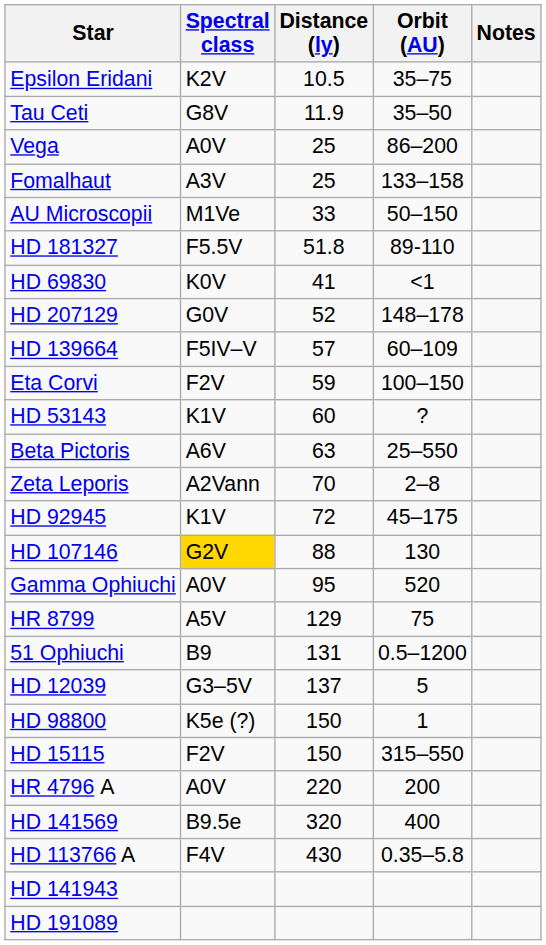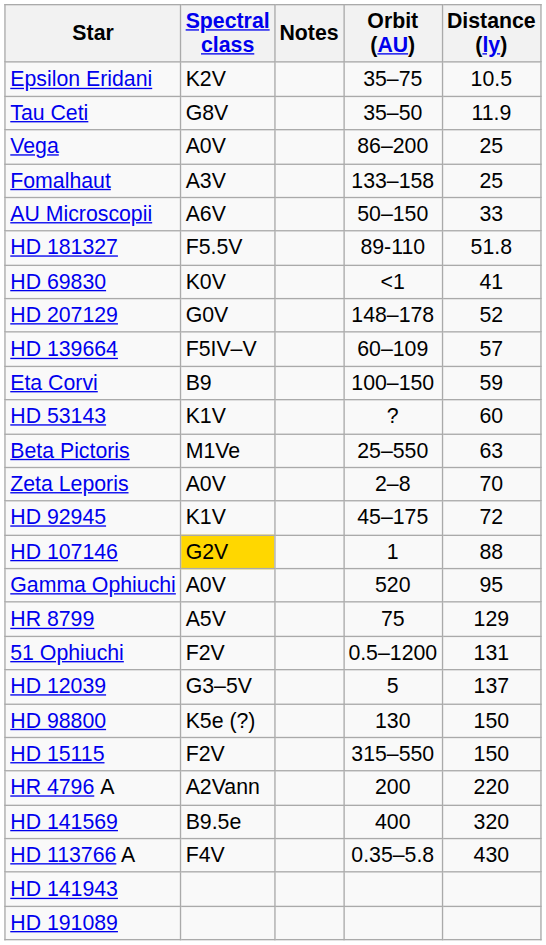columns swapped: (324, 33) <-> (506, 33)
(213, 214) M1Ve -> (206, 214) A6V
(205, 382) F2V -> (199, 382) B9
(206, 450) A6V -> (213, 450) M1Ve
(223, 484) A2Vann -> (206, 484) A0V
(422, 551) 130 -> (393, 551) 1
(199, 652) B9 -> (205, 652) F2V
(422, 720) 1 -> (393, 720) 130
(206, 787) A0V -> (223, 787) A2Vann
